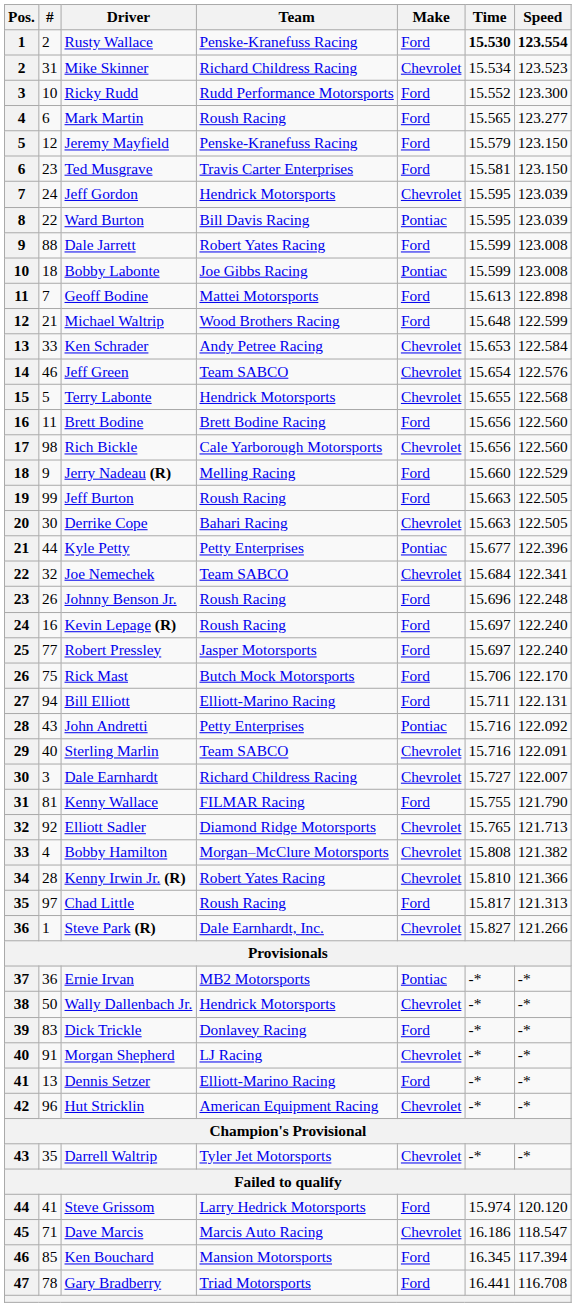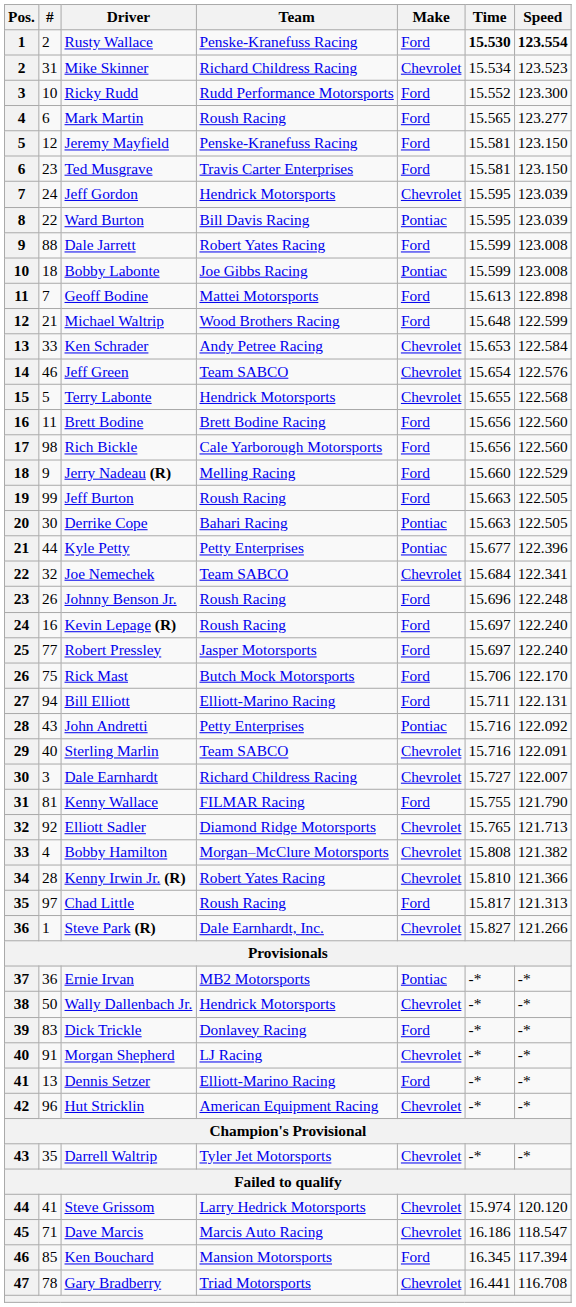(490, 143) 15.579 -> (490, 143) 15.581
(431, 447) Chevrolet -> (415, 447) Ford
(431, 523) Chevrolet -> (424, 523) Pontiac
(415, 1207) Ford -> (431, 1207) Chevrolet
(415, 1283) Ford -> (431, 1283) Chevrolet
